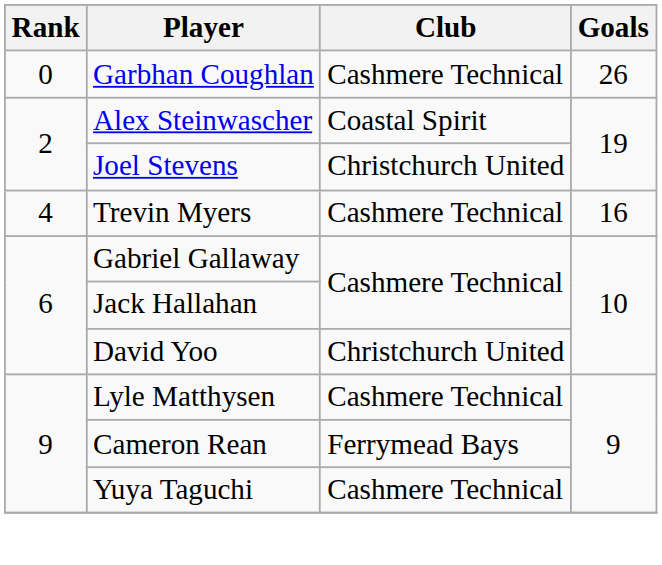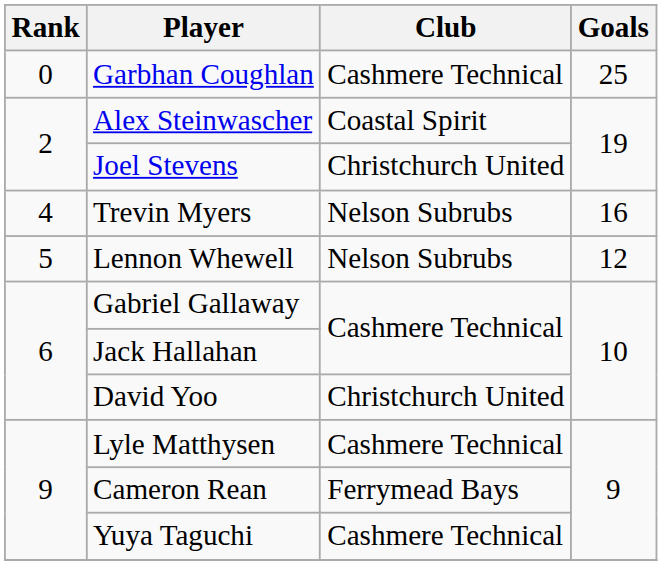(613, 73) 26 -> (613, 73) 25
(445, 212) Cashmere Technical -> (420, 212) Nelson Subrubs
+ row: (193, 258)
